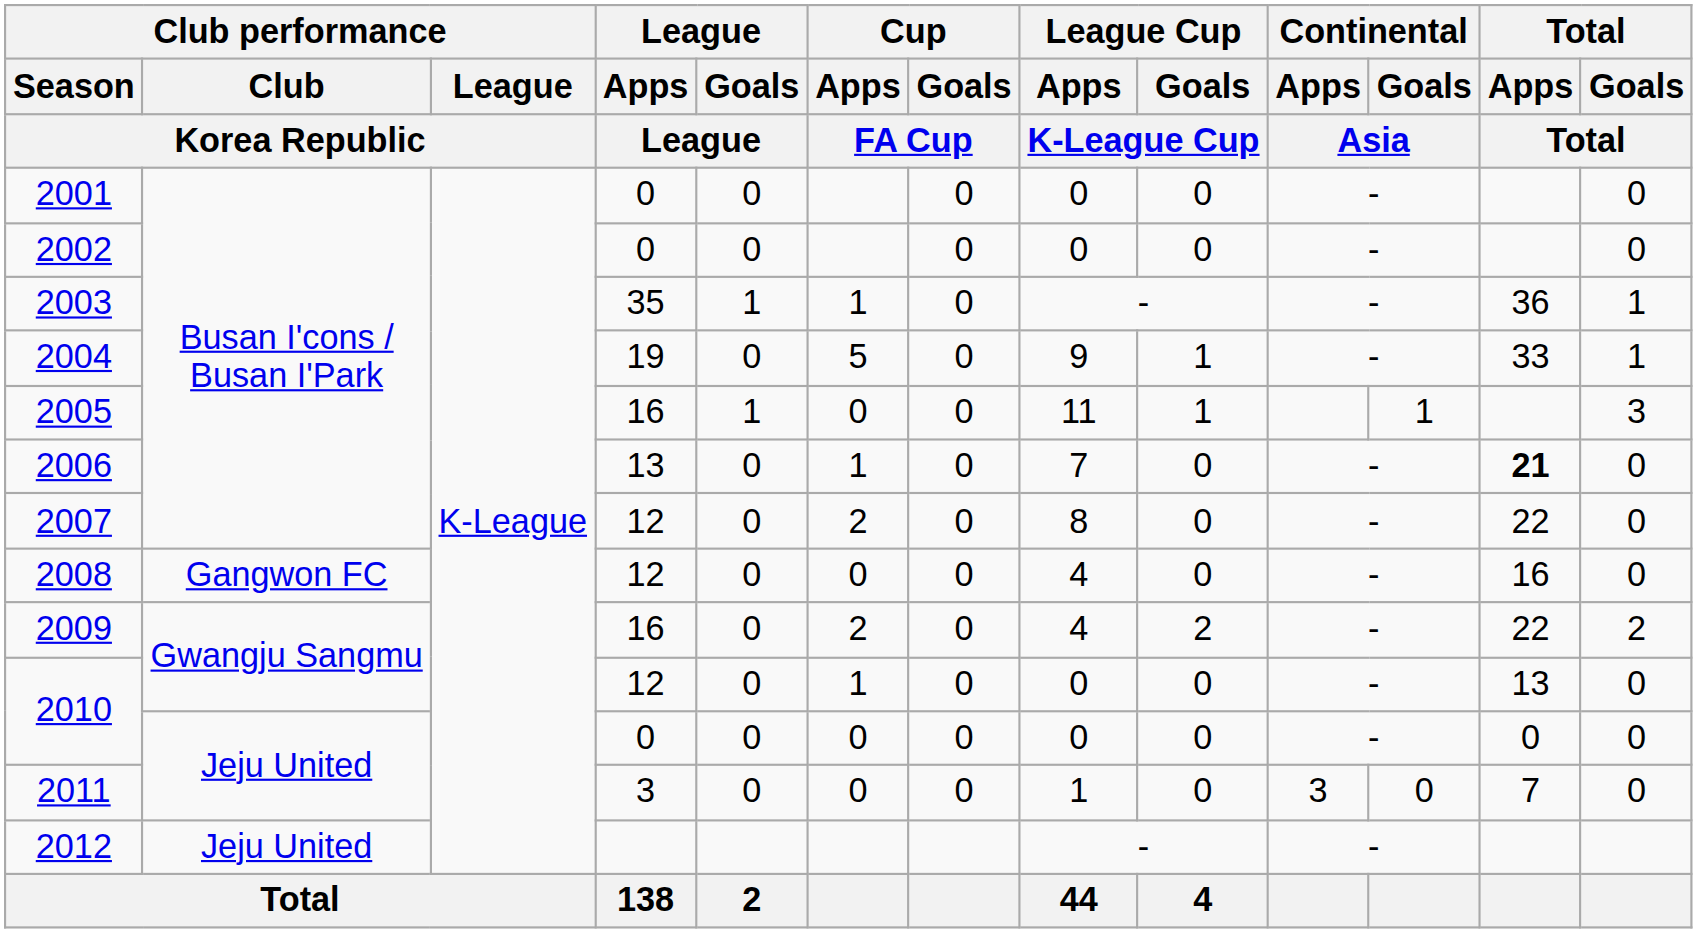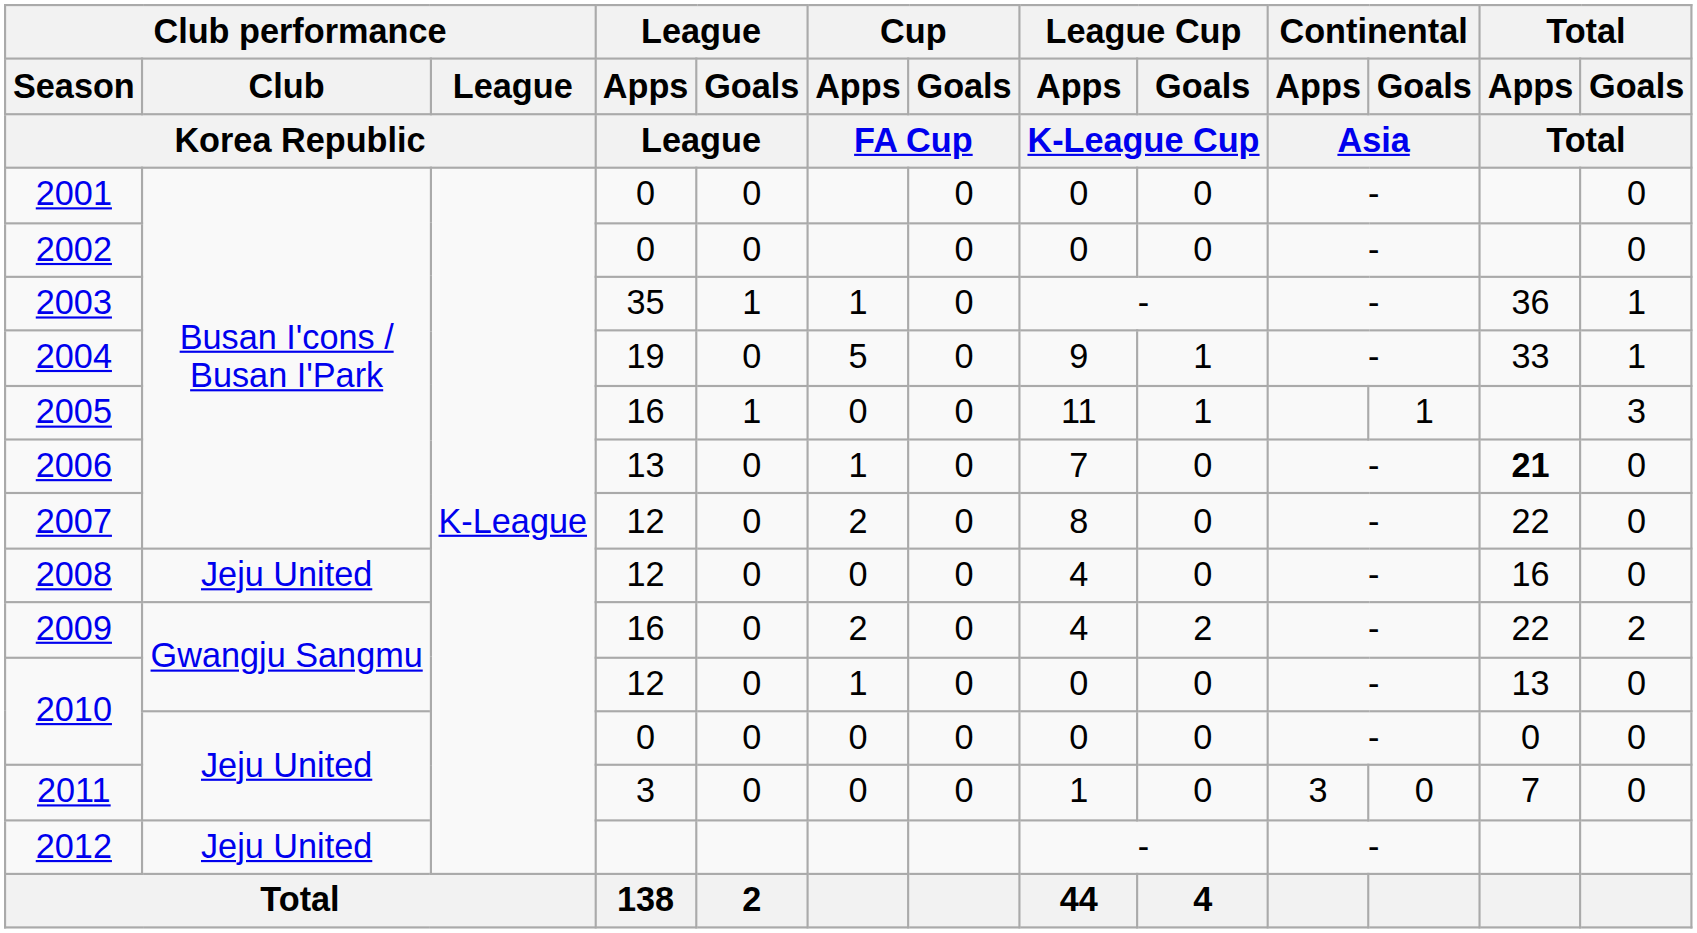(287, 574) Gangwon FC -> (287, 574) Jeju United
